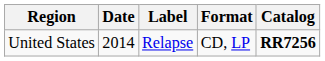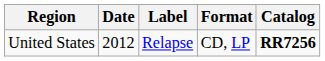(118, 42) 2014 -> (118, 42) 2012
